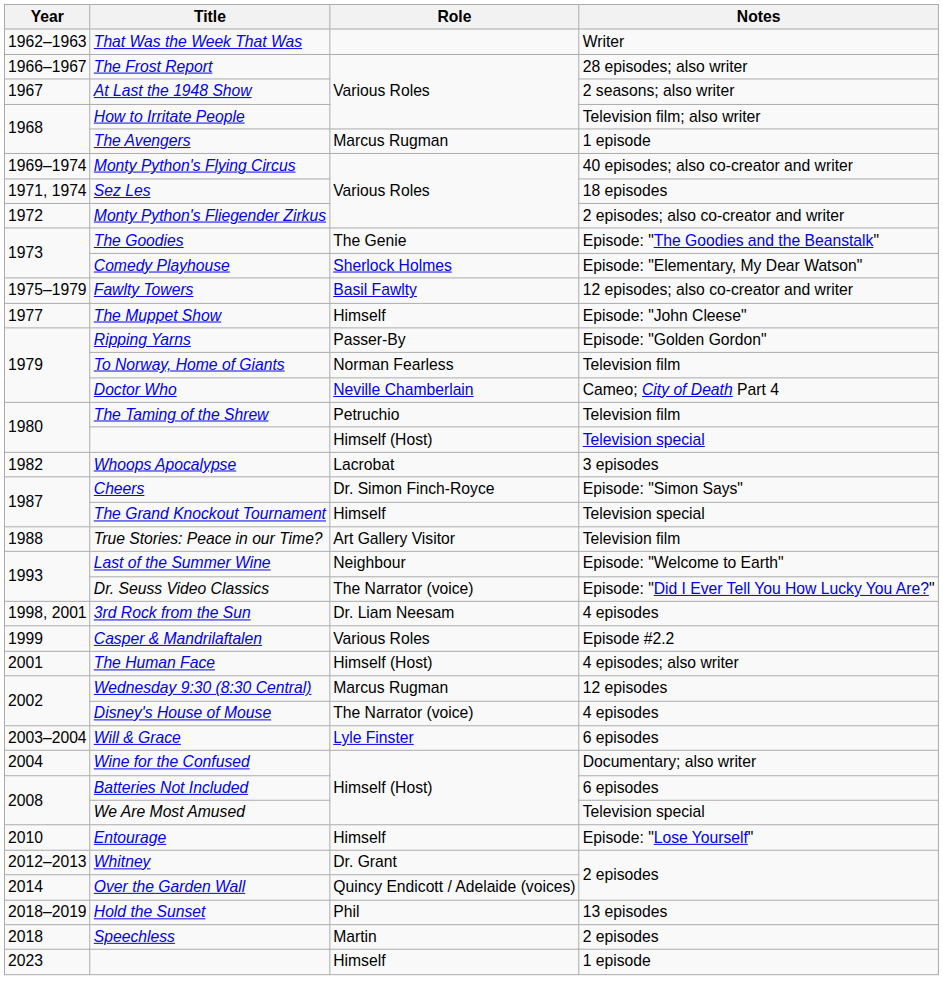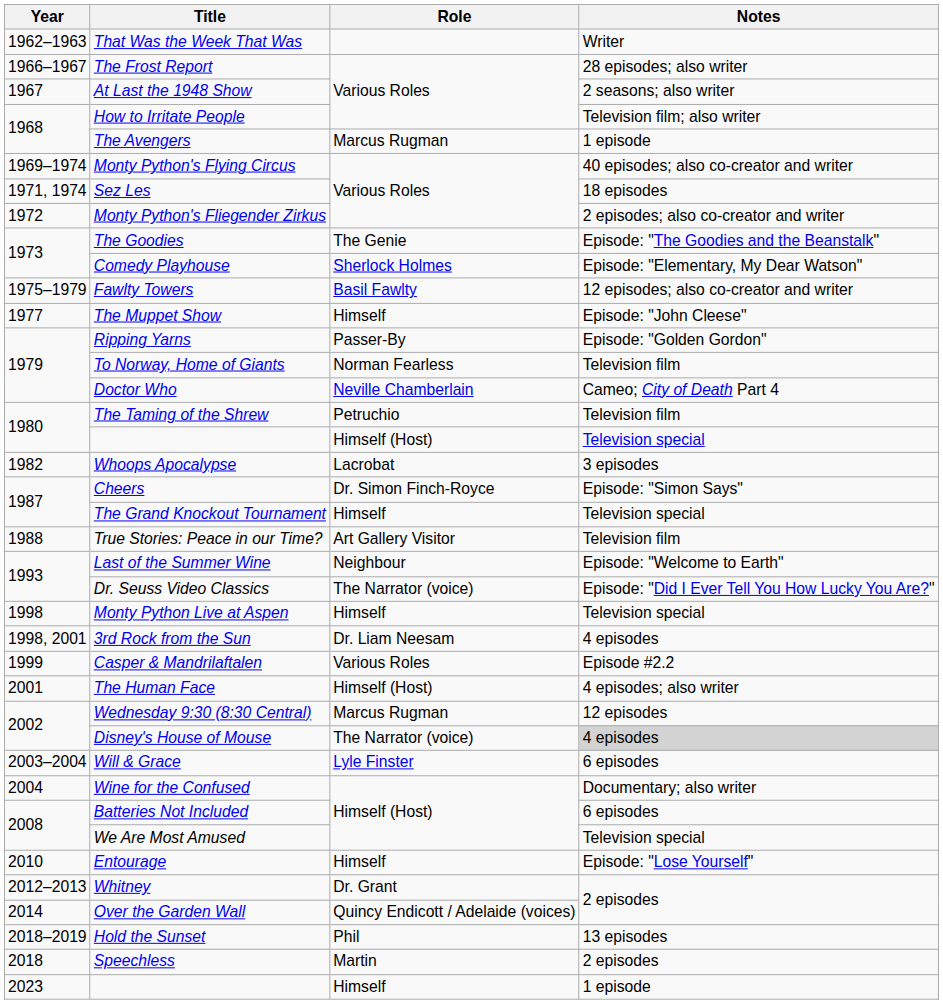+ row: (26, 613)
(621, 713) no background -> (621, 738) lightgrey background
